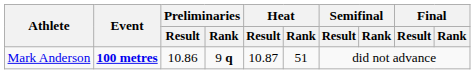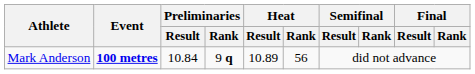(183, 58) 10.86 -> (183, 58) 10.84
(263, 58) 10.87 -> (263, 58) 10.89
(301, 58) 51 -> (301, 58) 56
